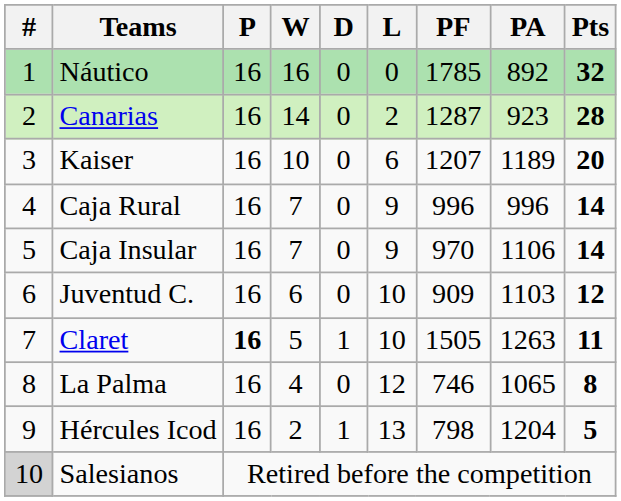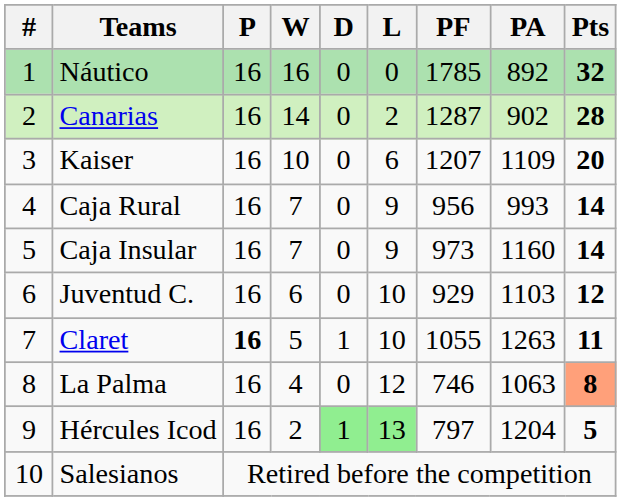(528, 116) 923 -> (528, 116) 902
(528, 160) 1189 -> (528, 160) 1109
(453, 205) 996 -> (453, 205) 956
(528, 205) 996 -> (528, 205) 993
(453, 250) 970 -> (453, 250) 973
(528, 250) 1106 -> (528, 250) 1160
(453, 294) 909 -> (453, 294) 929
(453, 339) 1505 -> (453, 339) 1055
(528, 384) 1065 -> (528, 384) 1063
(590, 384) no background -> (590, 384) lightsalmon background
(344, 428) no background -> (344, 428) lightgreen background
(392, 428) no background -> (392, 428) lightgreen background
(453, 428) 798 -> (453, 428) 797
(29, 473) lightgrey background -> (29, 473) no background
